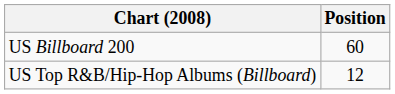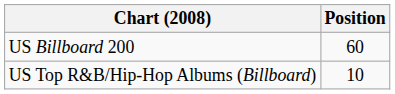(355, 74) 12 -> (355, 74) 10
